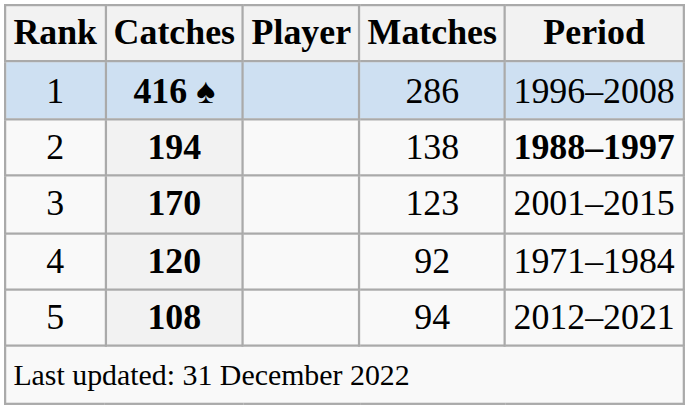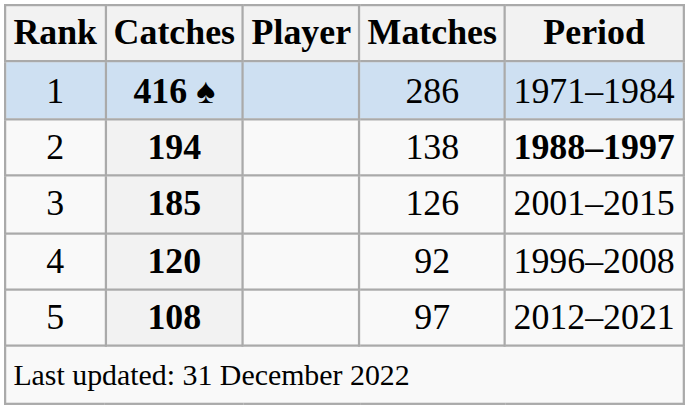(594, 89) 1996–2008 -> (594, 89) 1971–1984
(174, 203) 170 -> (174, 203) 185
(432, 203) 123 -> (432, 203) 126
(594, 260) 1971–1984 -> (594, 260) 1996–2008
(432, 317) 94 -> (432, 317) 97
